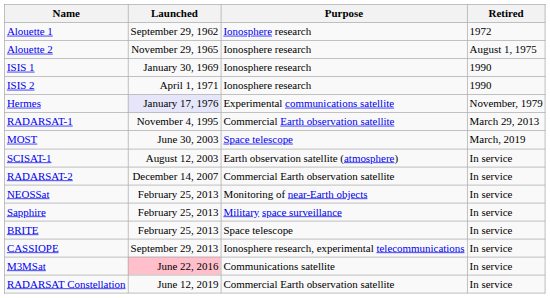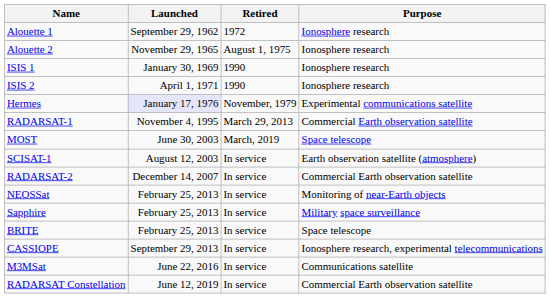columns swapped: (506, 13) <-> (344, 13)
(188, 266) pink background -> (188, 266) no background
